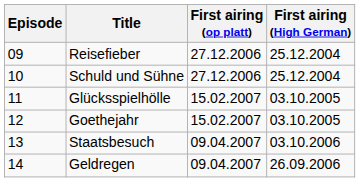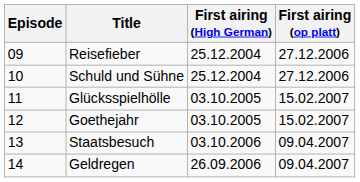columns swapped: (311, 23) <-> (227, 23)
